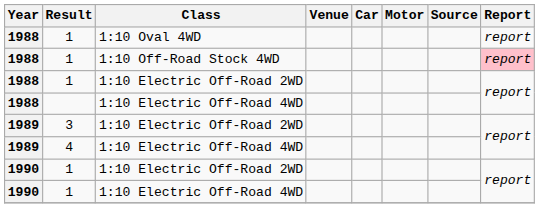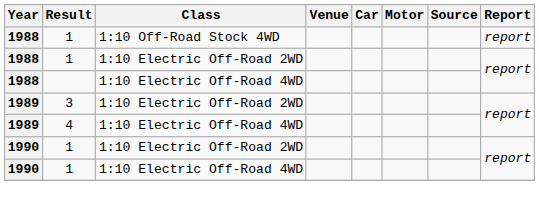- row: (69, 37)
(508, 59) pink background -> (508, 37) no background
